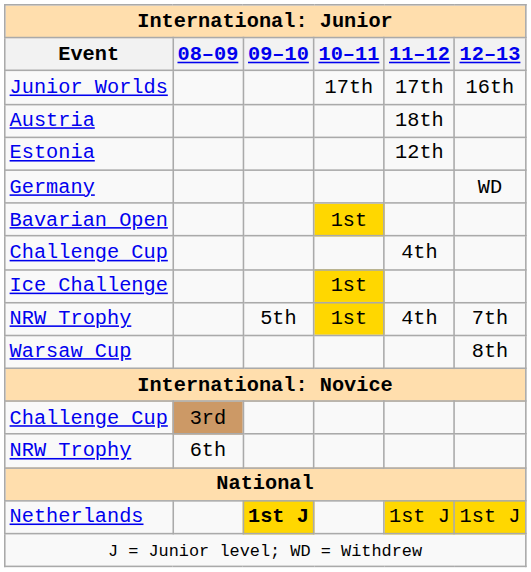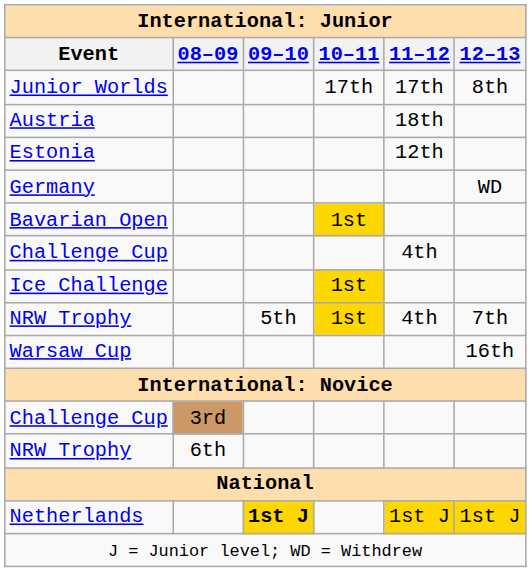(490, 87) 16th -> (490, 87) 8th
(490, 352) 8th -> (490, 352) 16th
